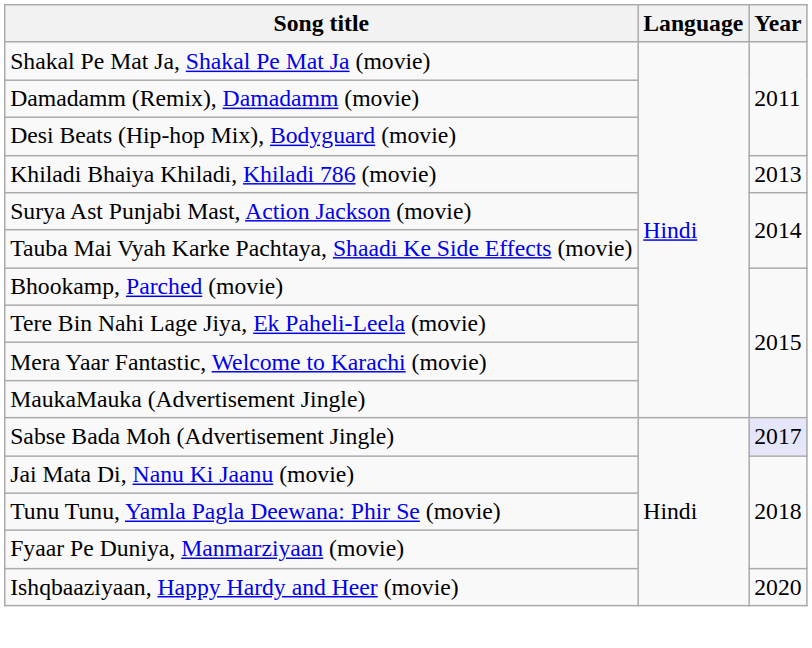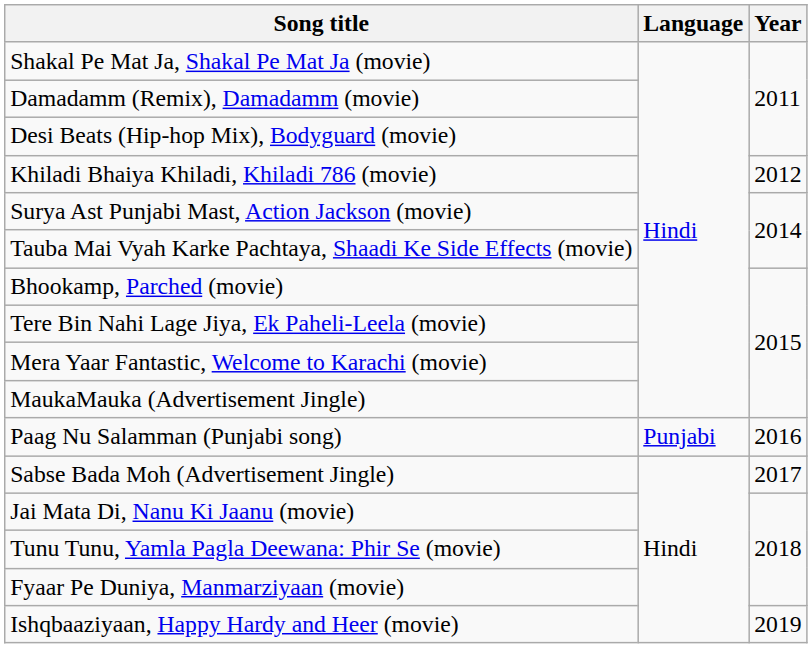(778, 173) 2013 -> (778, 173) 2012
+ row: (176, 436)
(778, 436) lavender background -> (778, 473) no background
(778, 586) 2020 -> (778, 624) 2019
